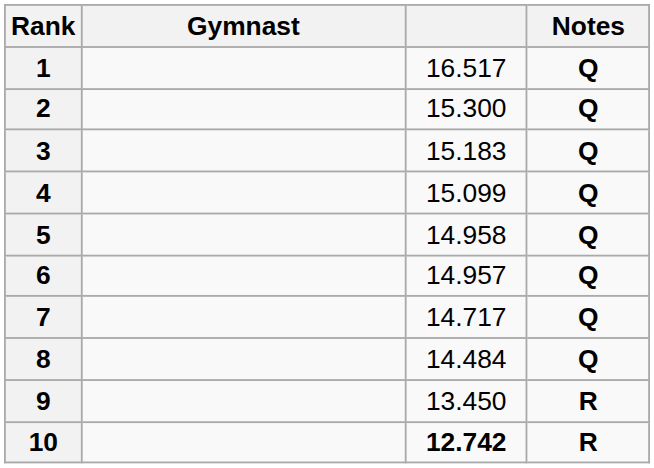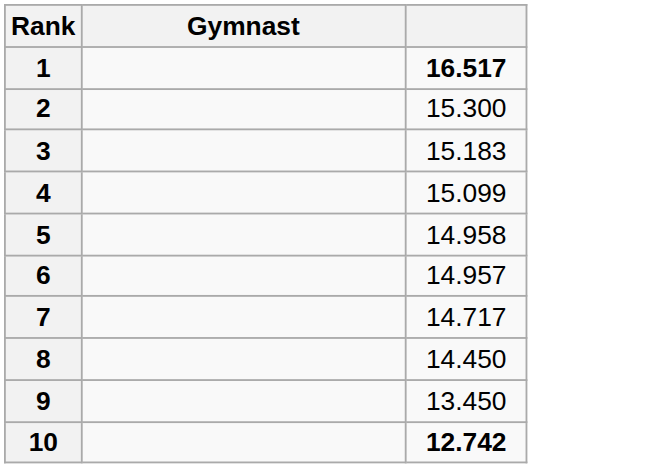- column: (588, 26)
(466, 68) normal -> (466, 68) bold
(466, 359) 14.484 -> (466, 359) 14.450
